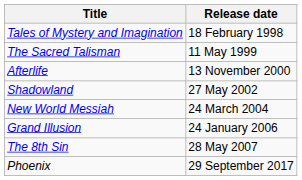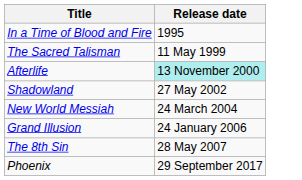+ row: (79, 33)
- row: (95, 33)
(239, 71) no background -> (208, 71) paleturquoise background
